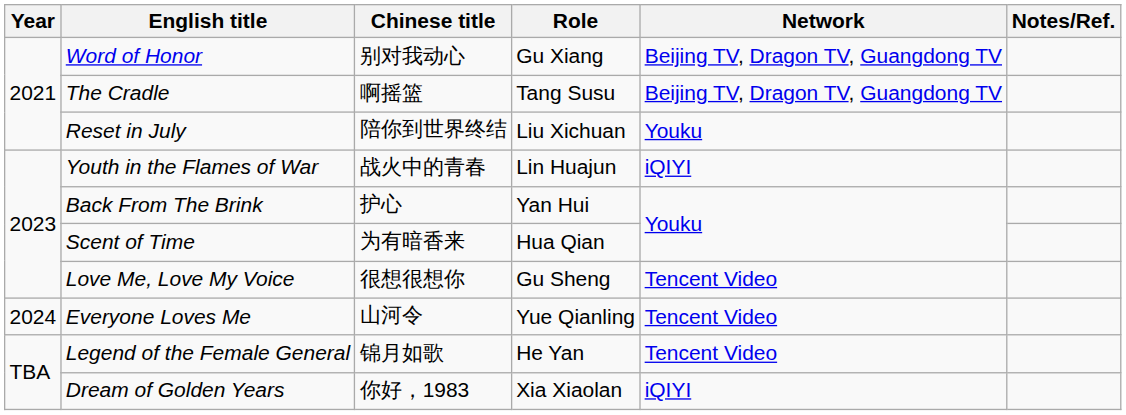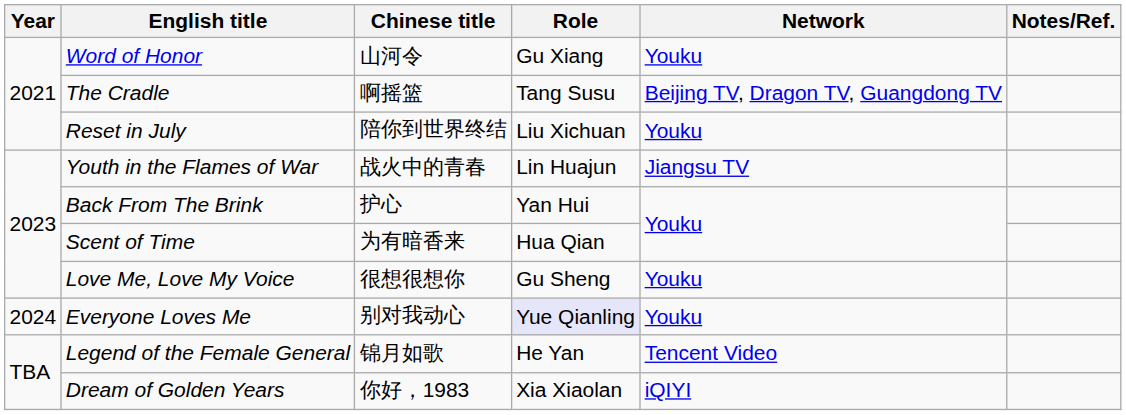(412, 55) 别对我动心 -> (391, 55) 山河令
(823, 56) Beijing TV, Dragon TV, Guangdong TV -> (673, 56) Youku
(668, 167) iQIYI -> (697, 167) Jiangsu TV
(711, 279) Tencent Video -> (673, 279) Youku
(391, 315) 山河令 -> (412, 315) 别对我动心
(576, 316) no background -> (576, 316) lavender background
(711, 316) Tencent Video -> (673, 316) Youku
